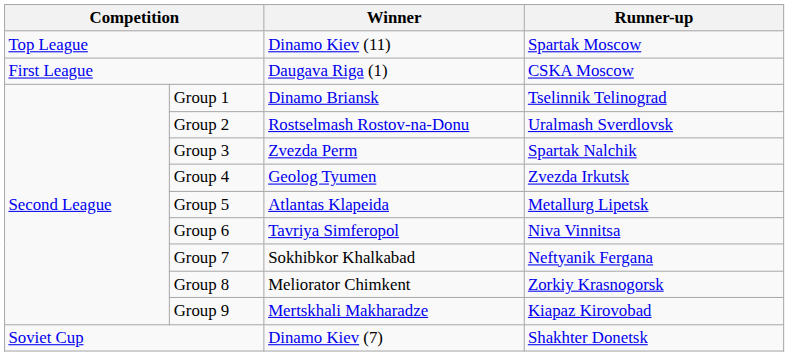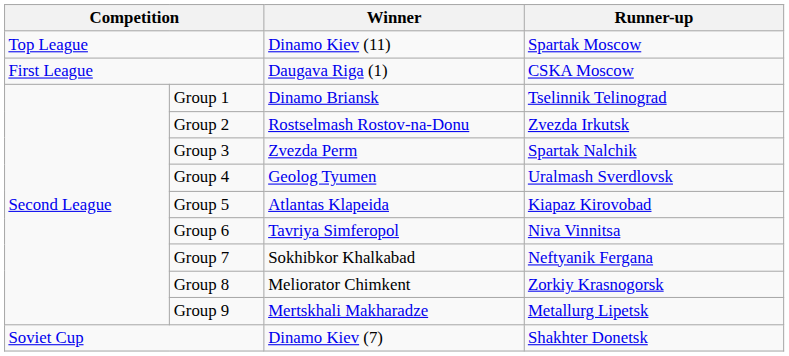(600, 124) Uralmash Sverdlovsk -> (578, 124) Zvezda Irkutsk
(578, 177) Zvezda Irkutsk -> (600, 177) Uralmash Sverdlovsk
(588, 204) Metallurg Lipetsk -> (590, 204) Kiapaz Kirovobad
(590, 310) Kiapaz Kirovobad -> (588, 310) Metallurg Lipetsk
